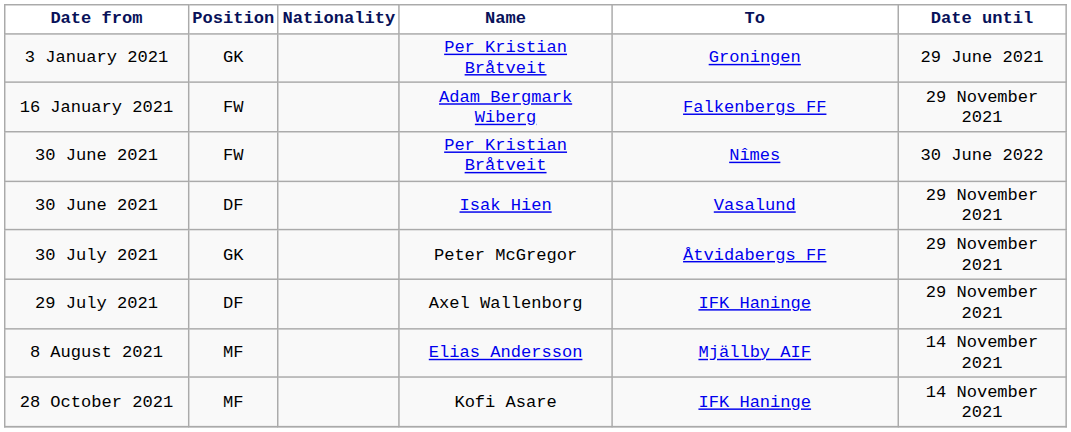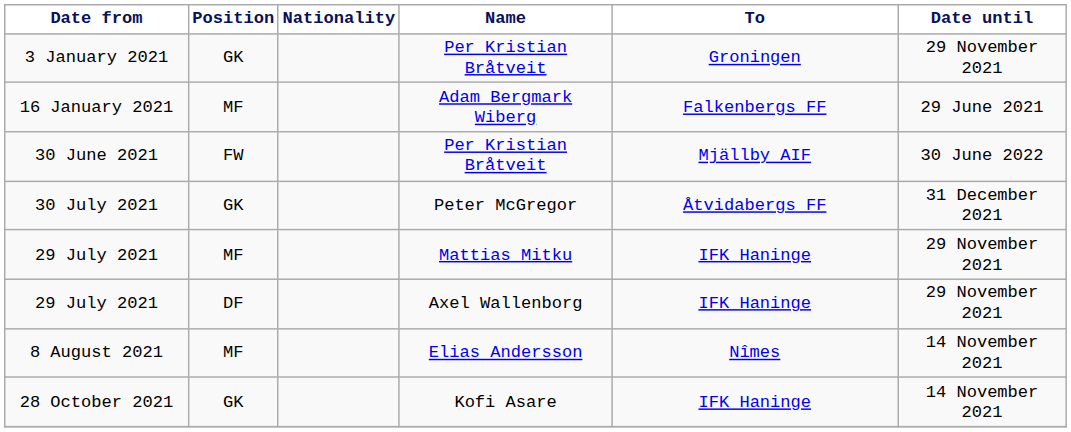(982, 58) 29 June 2021 -> (982, 58) 29 November 2021
(233, 107) FW -> (233, 107) MF
(982, 107) 29 November 2021 -> (982, 107) 29 June 2021
(755, 156) Nîmes -> (755, 156) Mjällby AIF
- row: (96, 205)
(982, 254) 29 November 2021 -> (982, 205) 31 December 2021
+ row: (96, 254)
(755, 353) Mjällby AIF -> (755, 353) Nîmes
(233, 402) MF -> (233, 402) GK
